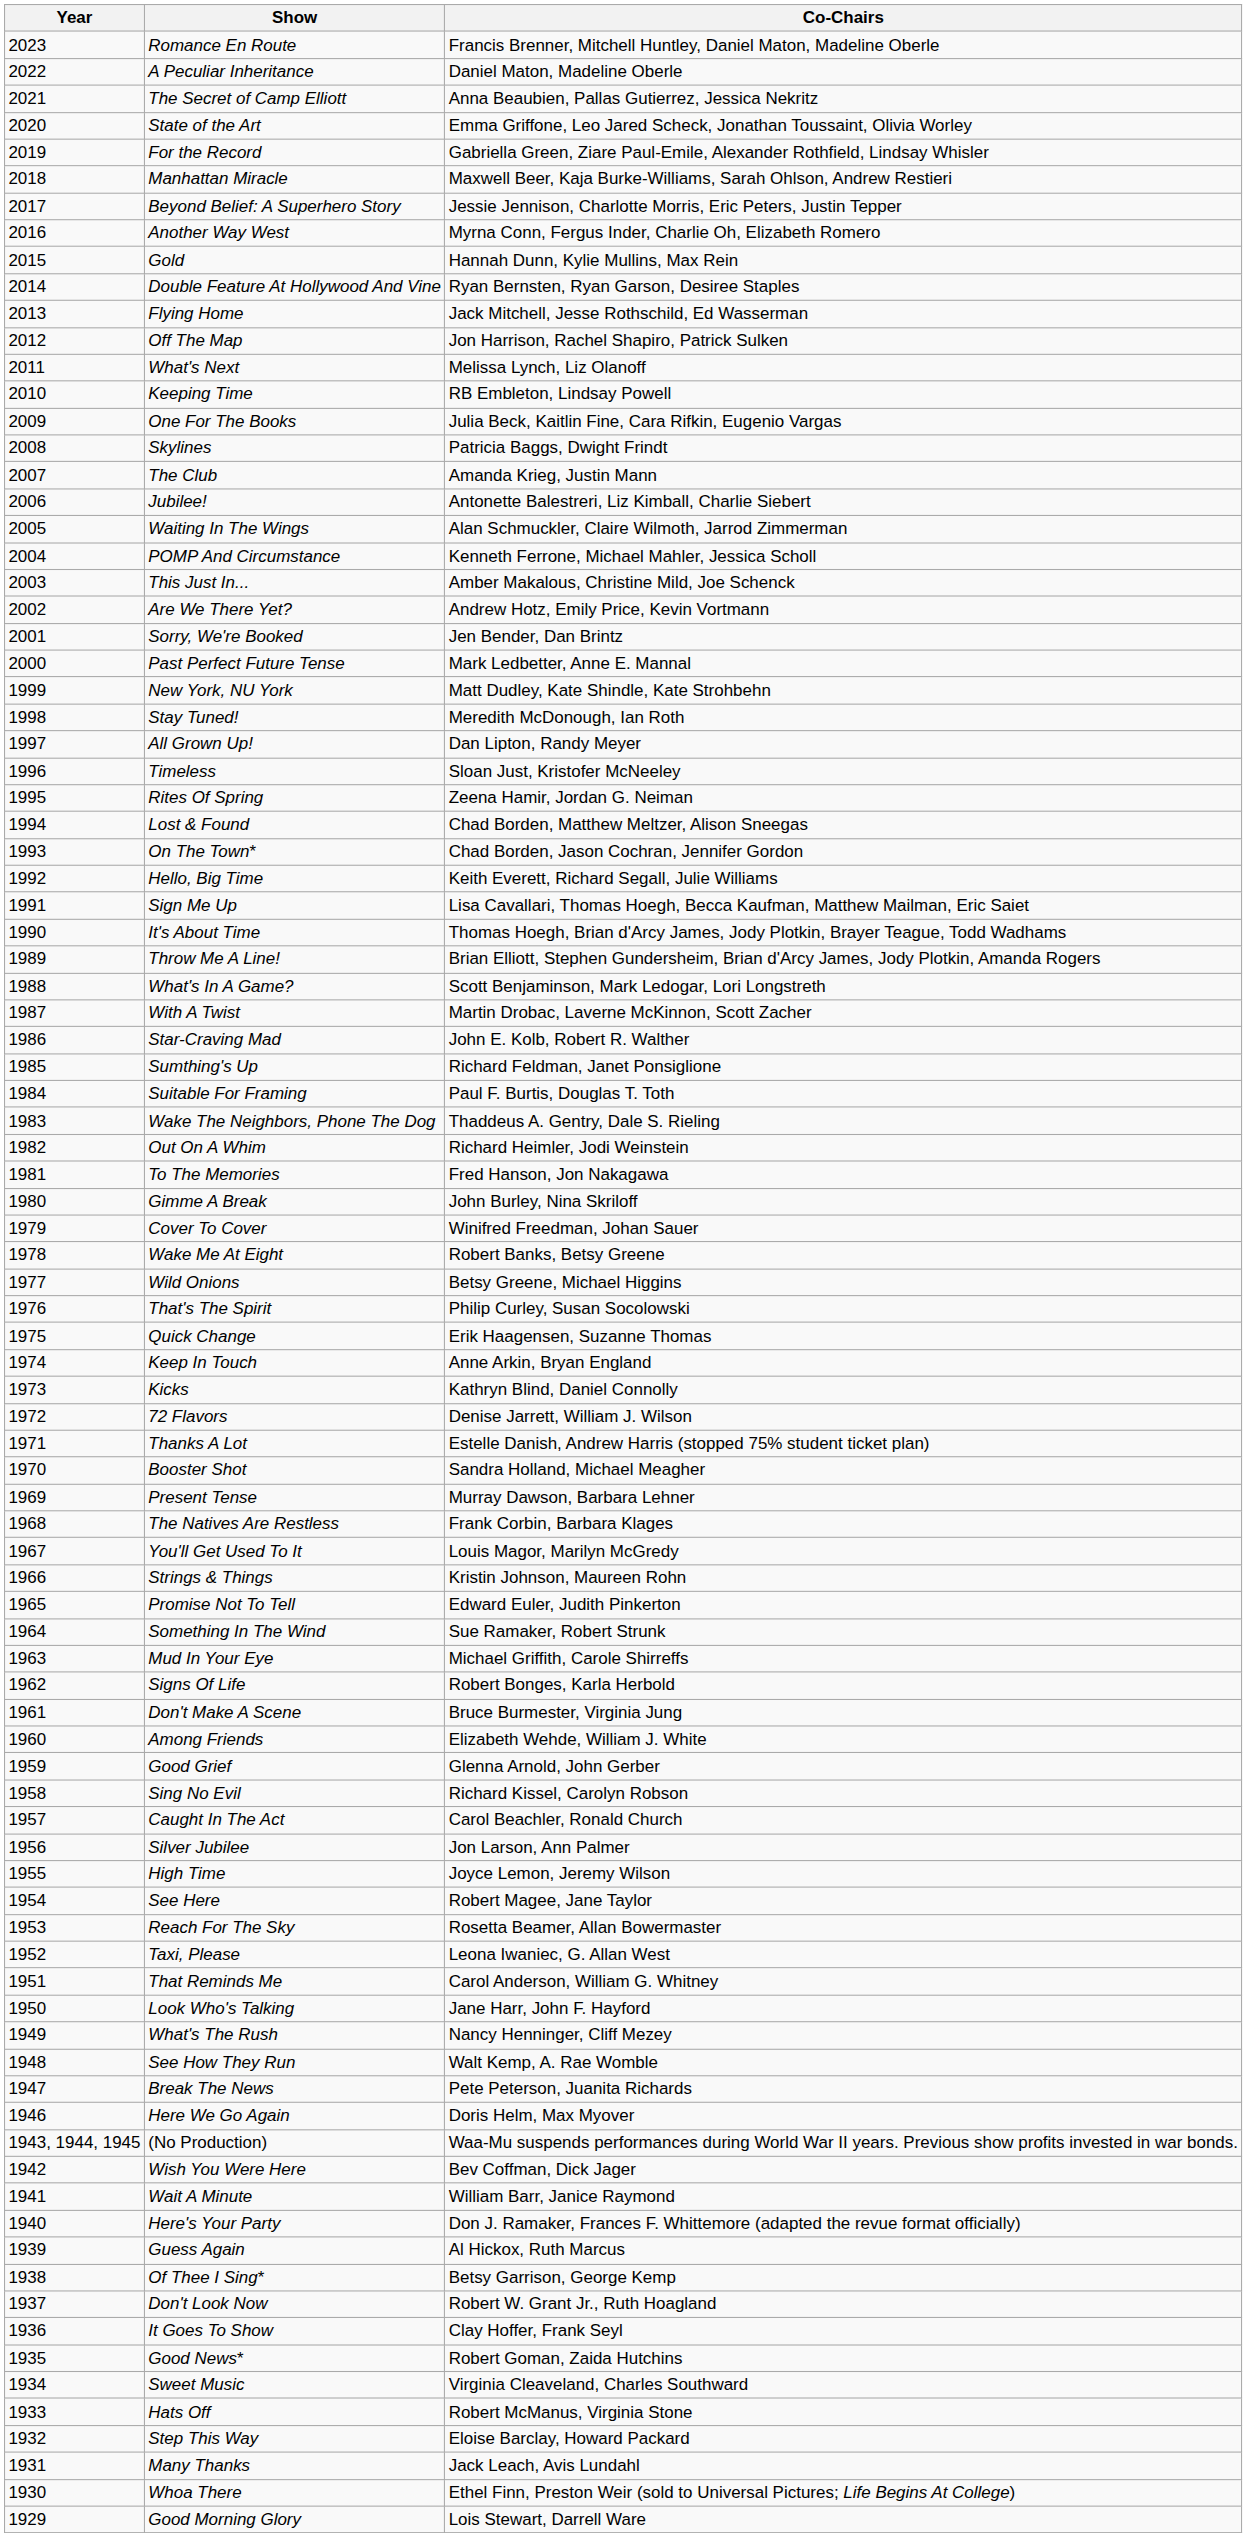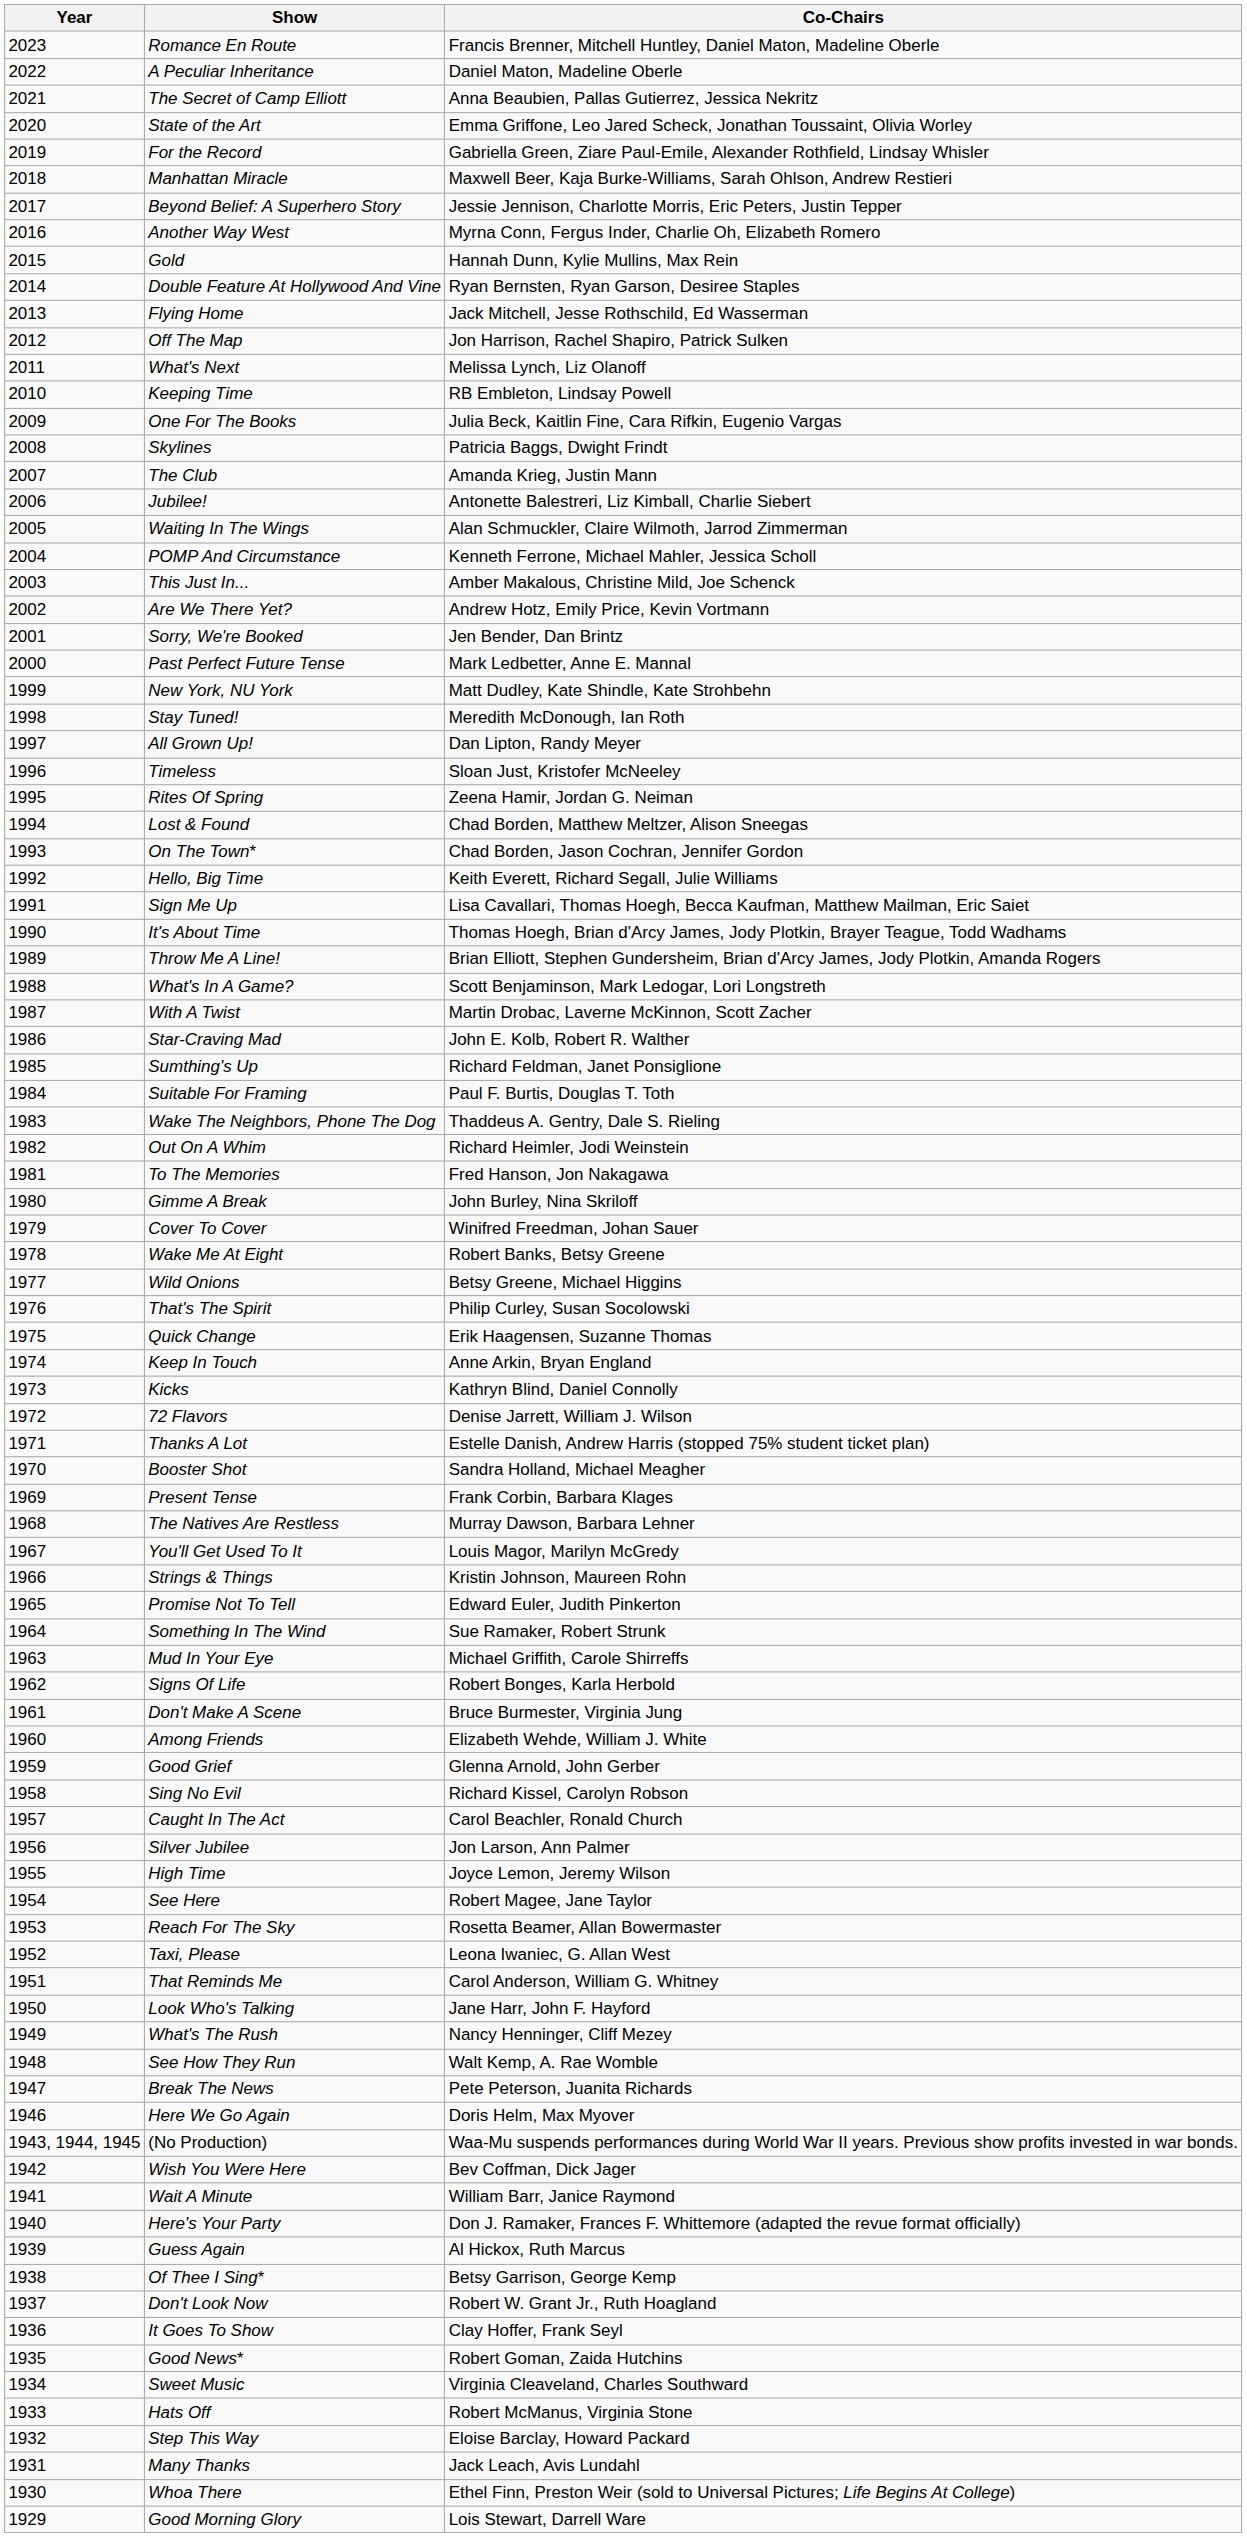(572, 1497) Murray Dawson, Barbara Lehner -> (561, 1497) Frank Corbin, Barbara Klages
(561, 1524) Frank Corbin, Barbara Klages -> (572, 1524) Murray Dawson, Barbara Lehner
